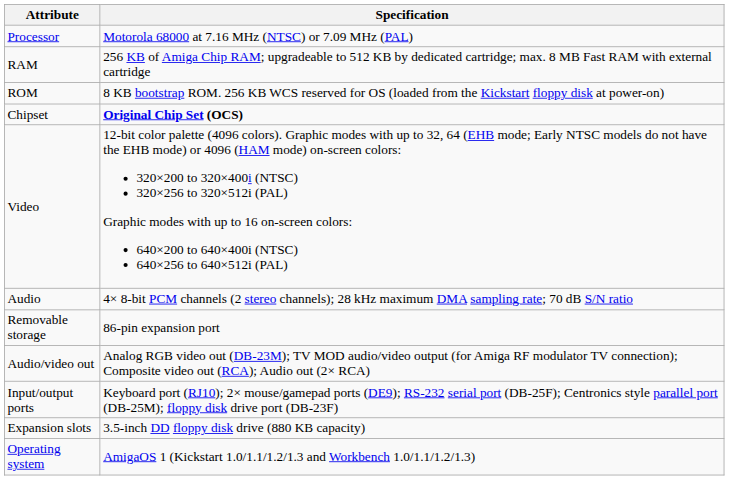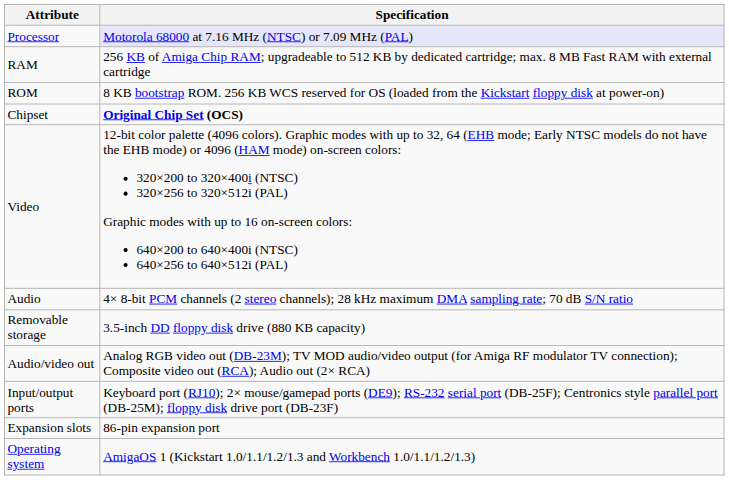(258, 36) no background -> (258, 36) lavender background
(161, 327) 86-pin expansion port -> (234, 327) 3.5-inch DD floppy disk drive (880 KB capacity)
(234, 428) 3.5-inch DD floppy disk drive (880 KB capacity) -> (161, 428) 86-pin expansion port
